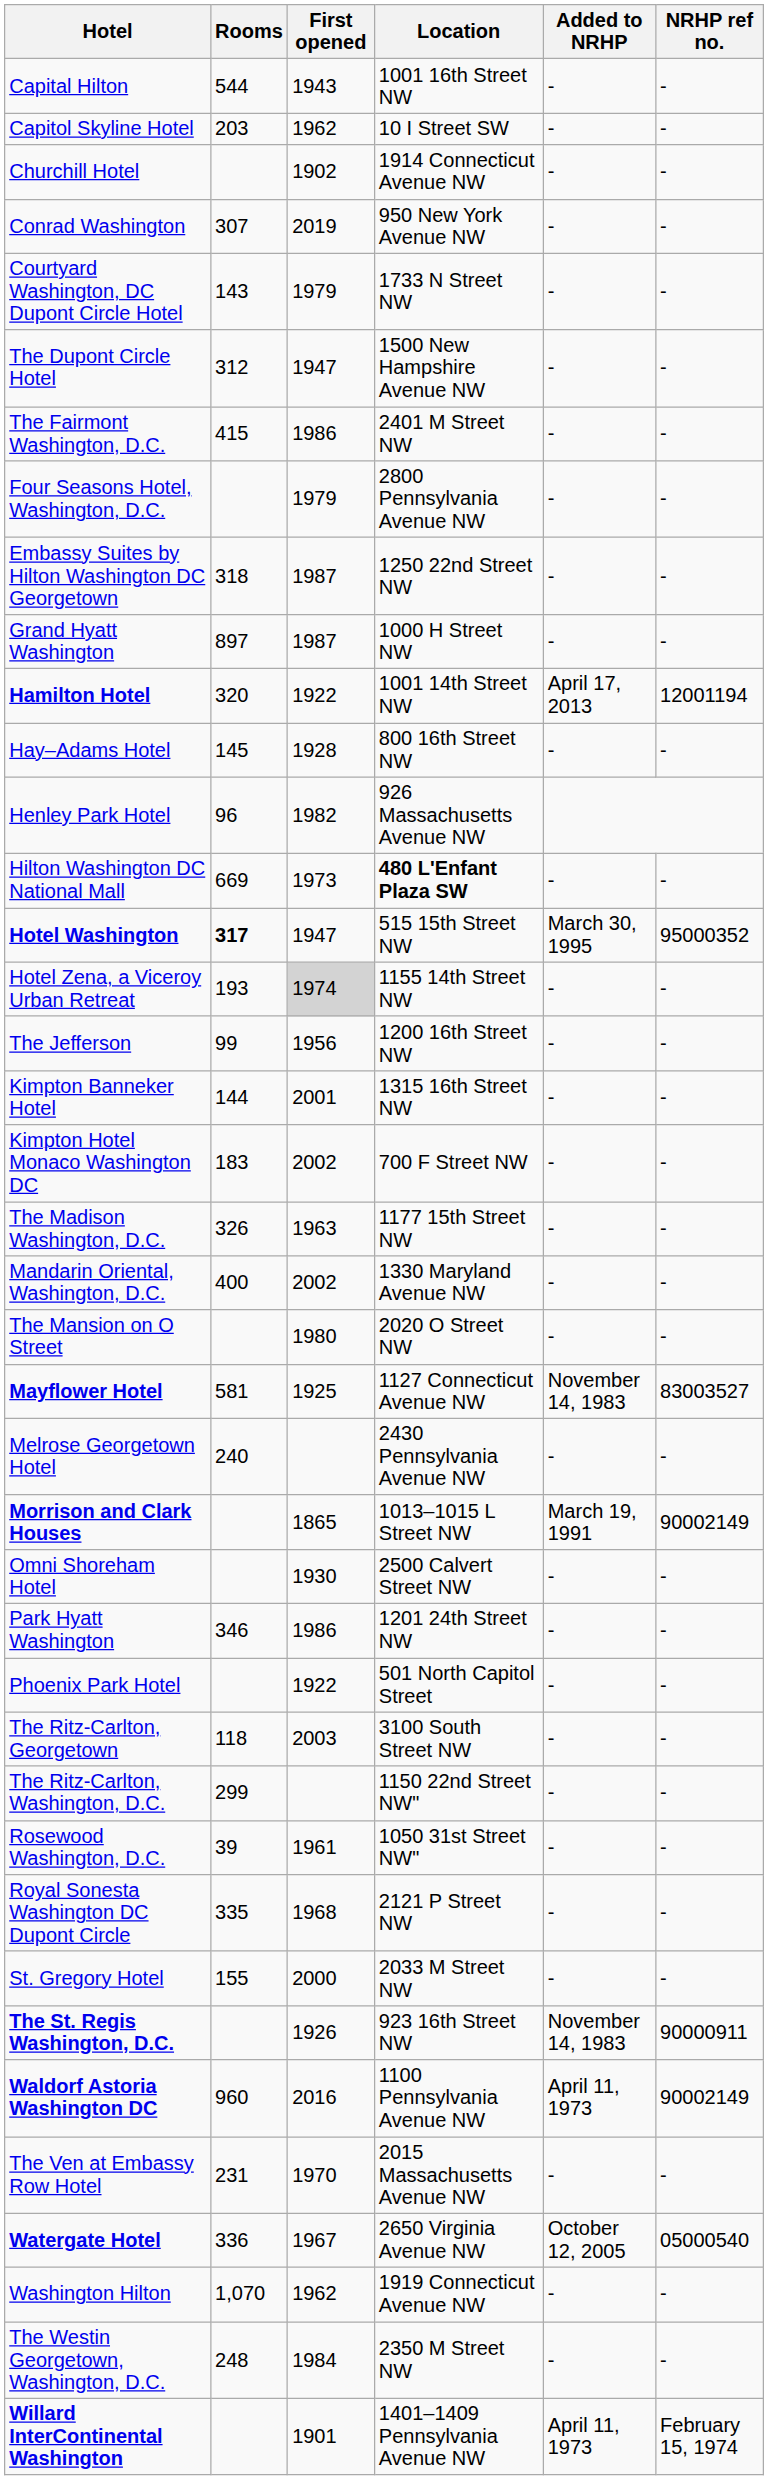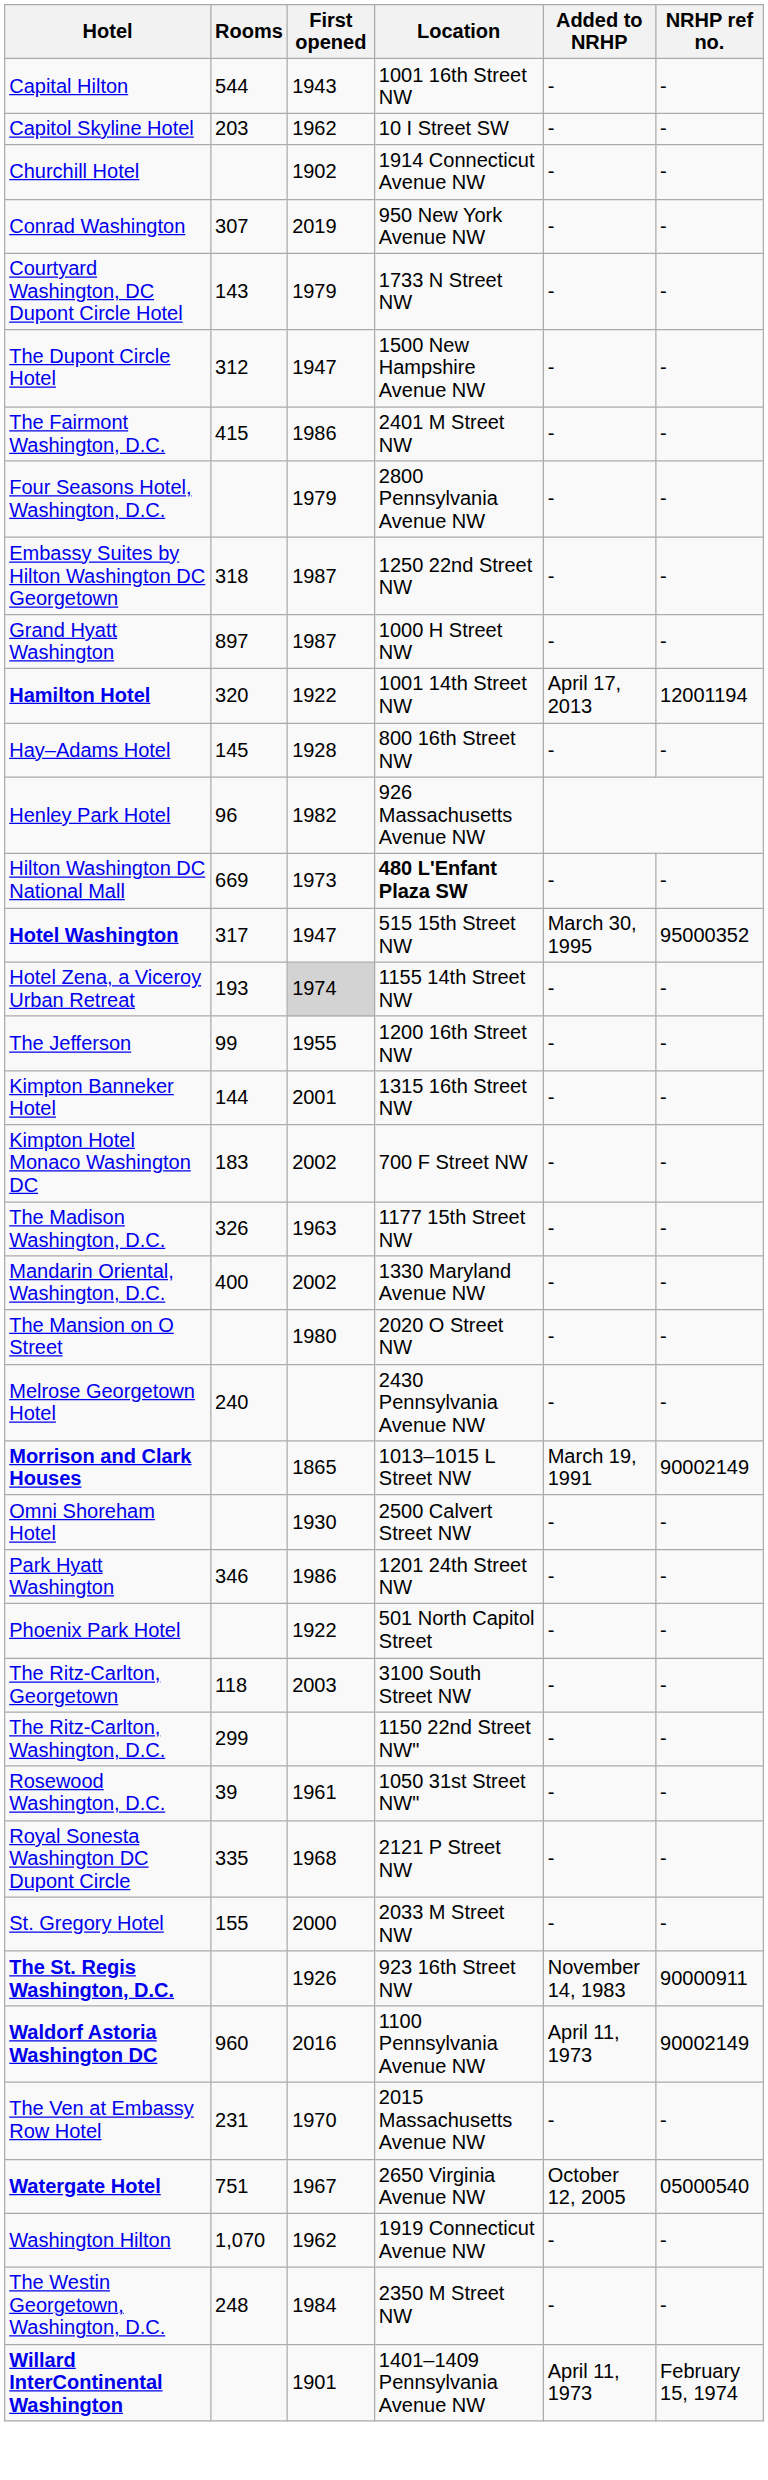(232, 934) bold -> (232, 934) normal
(314, 1043) 1956 -> (314, 1043) 1955
- row: (86, 1391)
(232, 2240) 336 -> (232, 2185) 751
